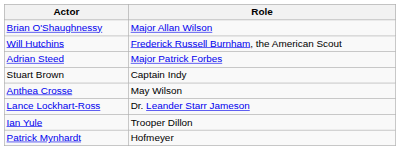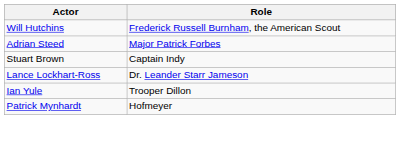- row: (54, 28)
- row: (39, 91)
